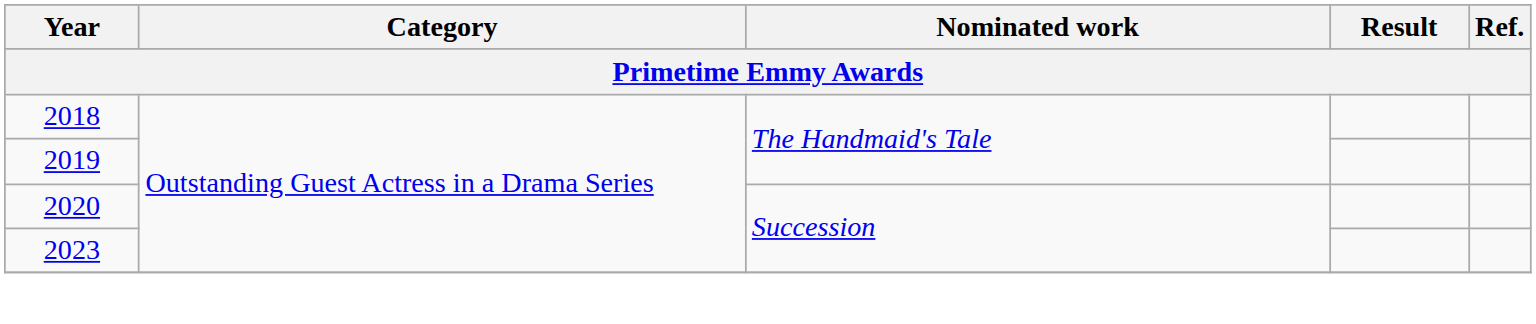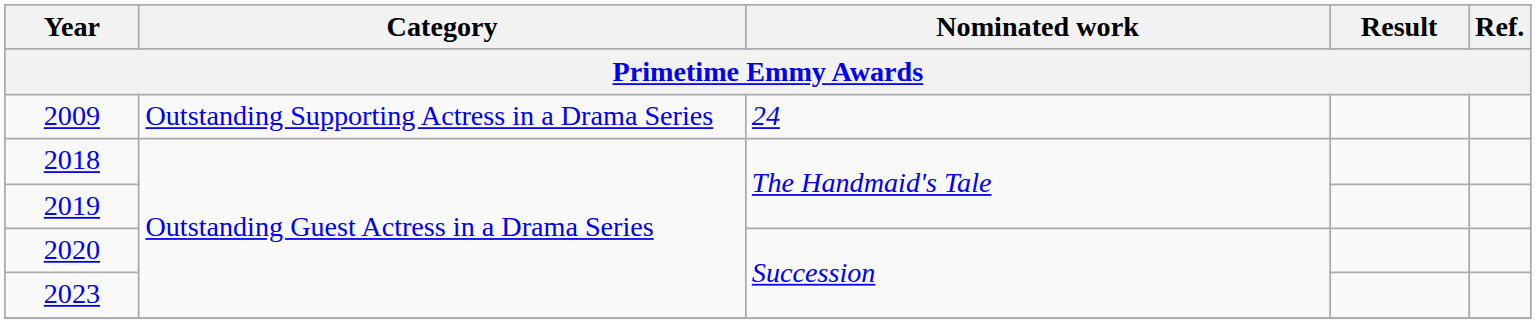+ row: (72, 116)
